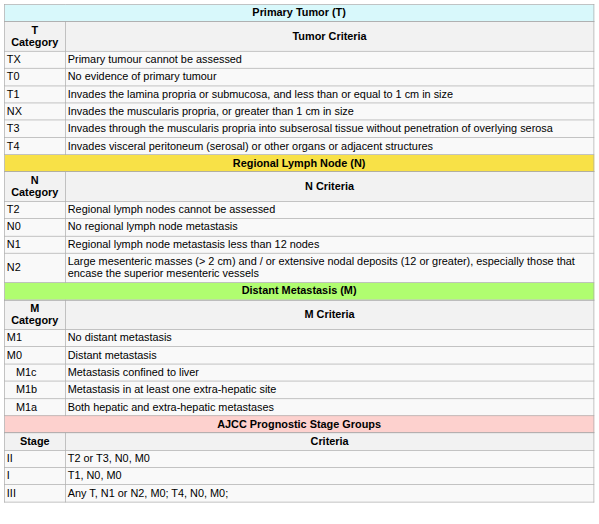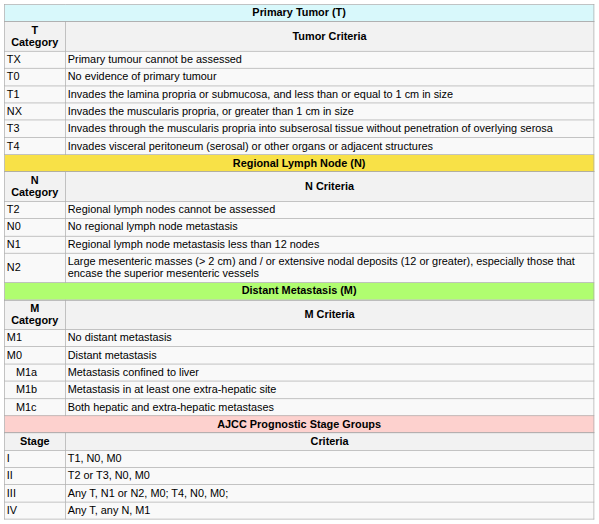(22, 372) M1c -> (22, 372) M1a
(22, 407) M1a -> (22, 407) M1c
rows swapped: (95, 476) <-> (109, 458)
+ row: (109, 510)
